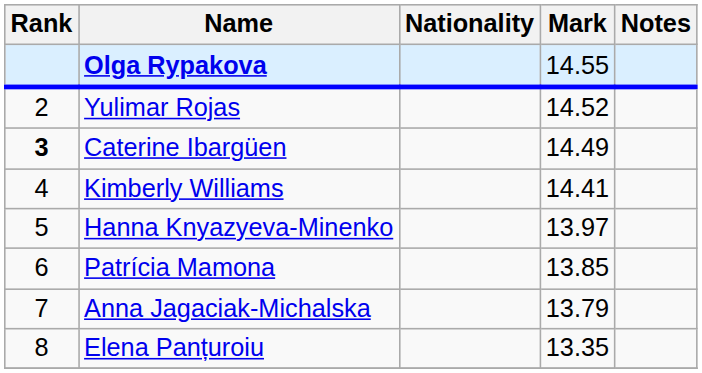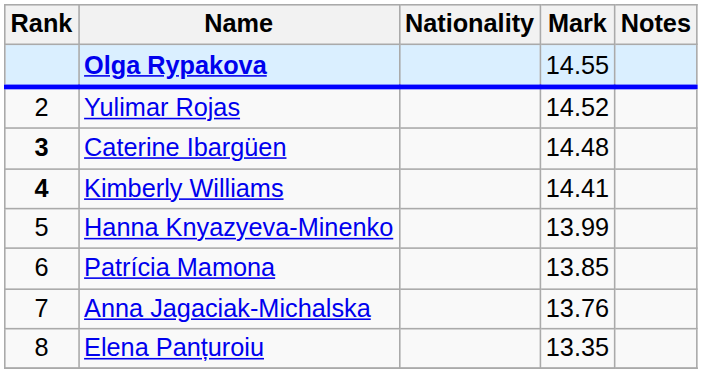(577, 147) 14.49 -> (577, 147) 14.48
(42, 188) normal -> (42, 188) bold
(577, 228) 13.97 -> (577, 228) 13.99
(577, 308) 13.79 -> (577, 308) 13.76
